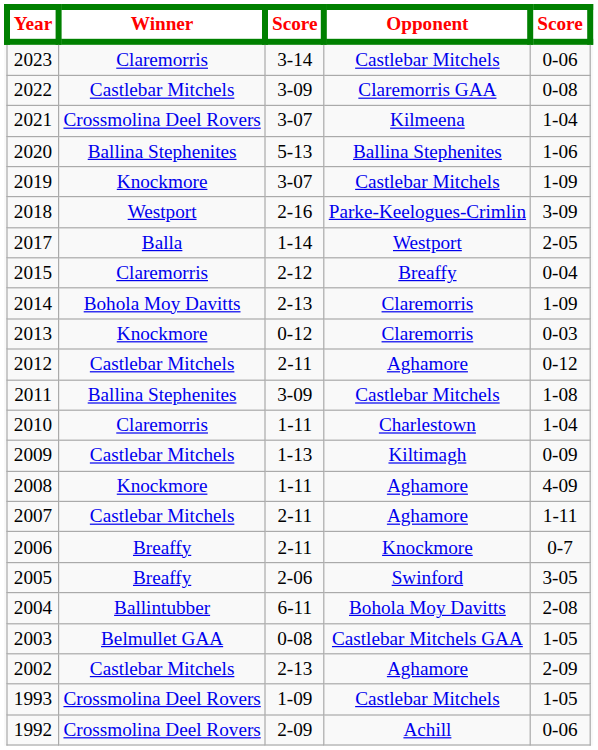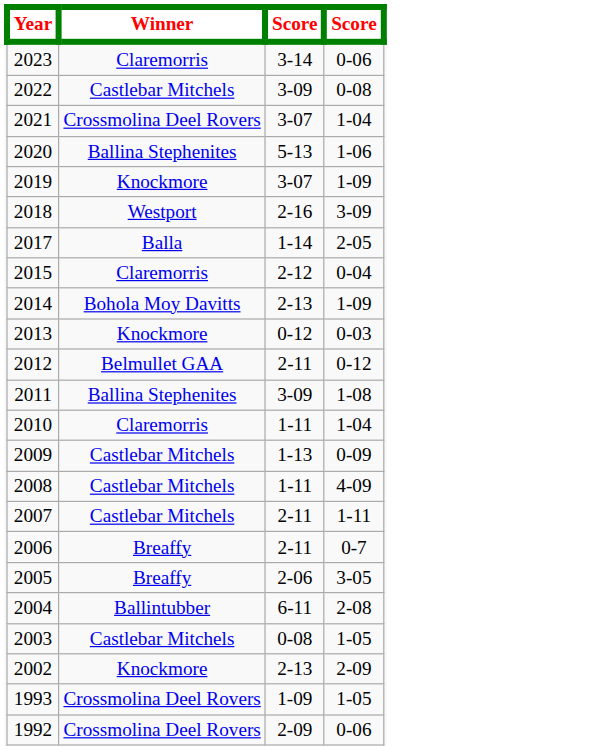- column: (427, 24)
(162, 364) Castlebar Mitchels -> (162, 364) Belmullet GAA
(162, 486) Knockmore -> (162, 486) Castlebar Mitchels
(162, 638) Belmullet GAA -> (162, 638) Castlebar Mitchels
(162, 668) Castlebar Mitchels -> (162, 668) Knockmore
